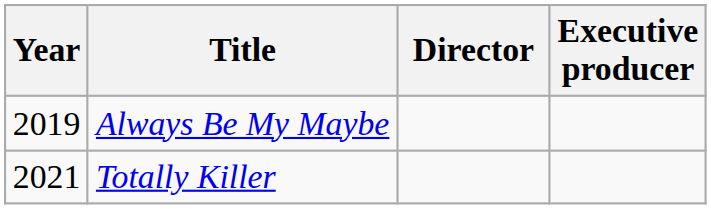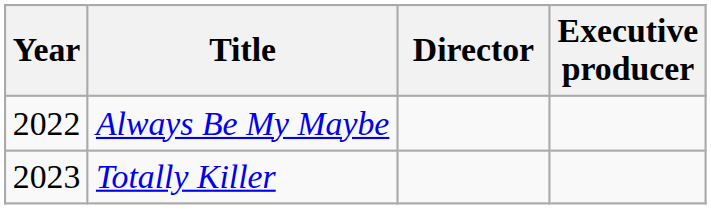(47, 122) 2019 -> (47, 122) 2022
(47, 176) 2021 -> (47, 176) 2023
